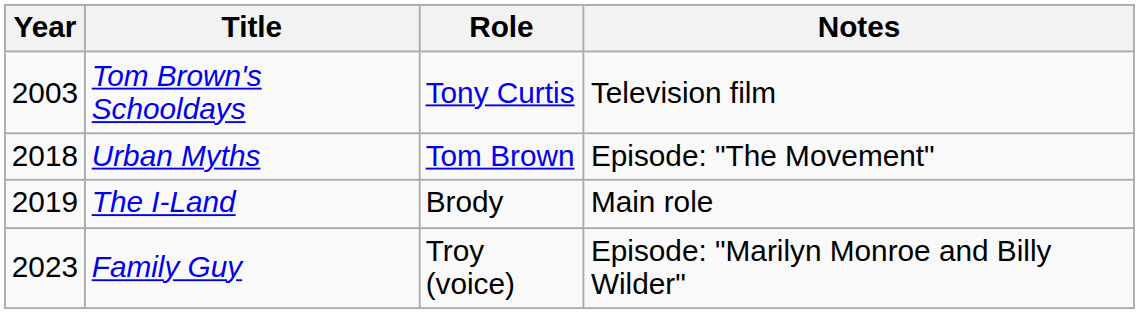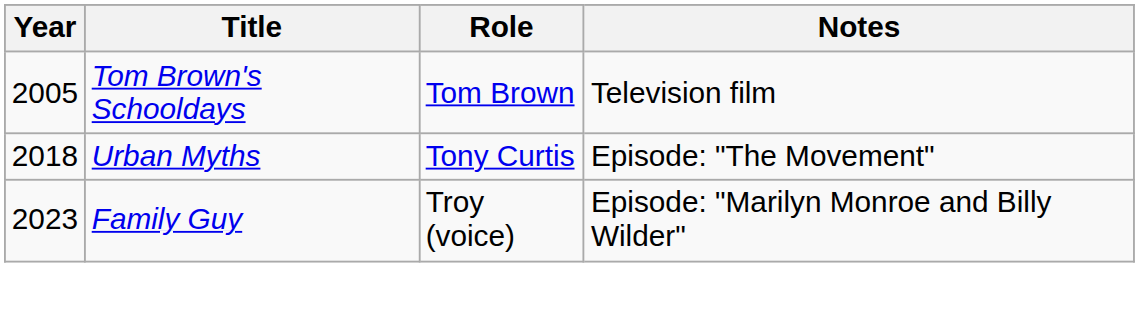(45, 92) 2003 -> (45, 92) 2005
(500, 92) Tony Curtis -> (500, 92) Tom Brown
(500, 155) Tom Brown -> (500, 155) Tony Curtis
- row: (164, 203)
